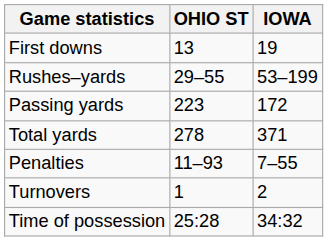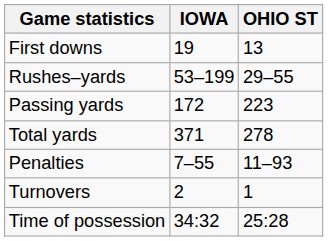columns swapped: (211, 18) <-> (287, 18)
